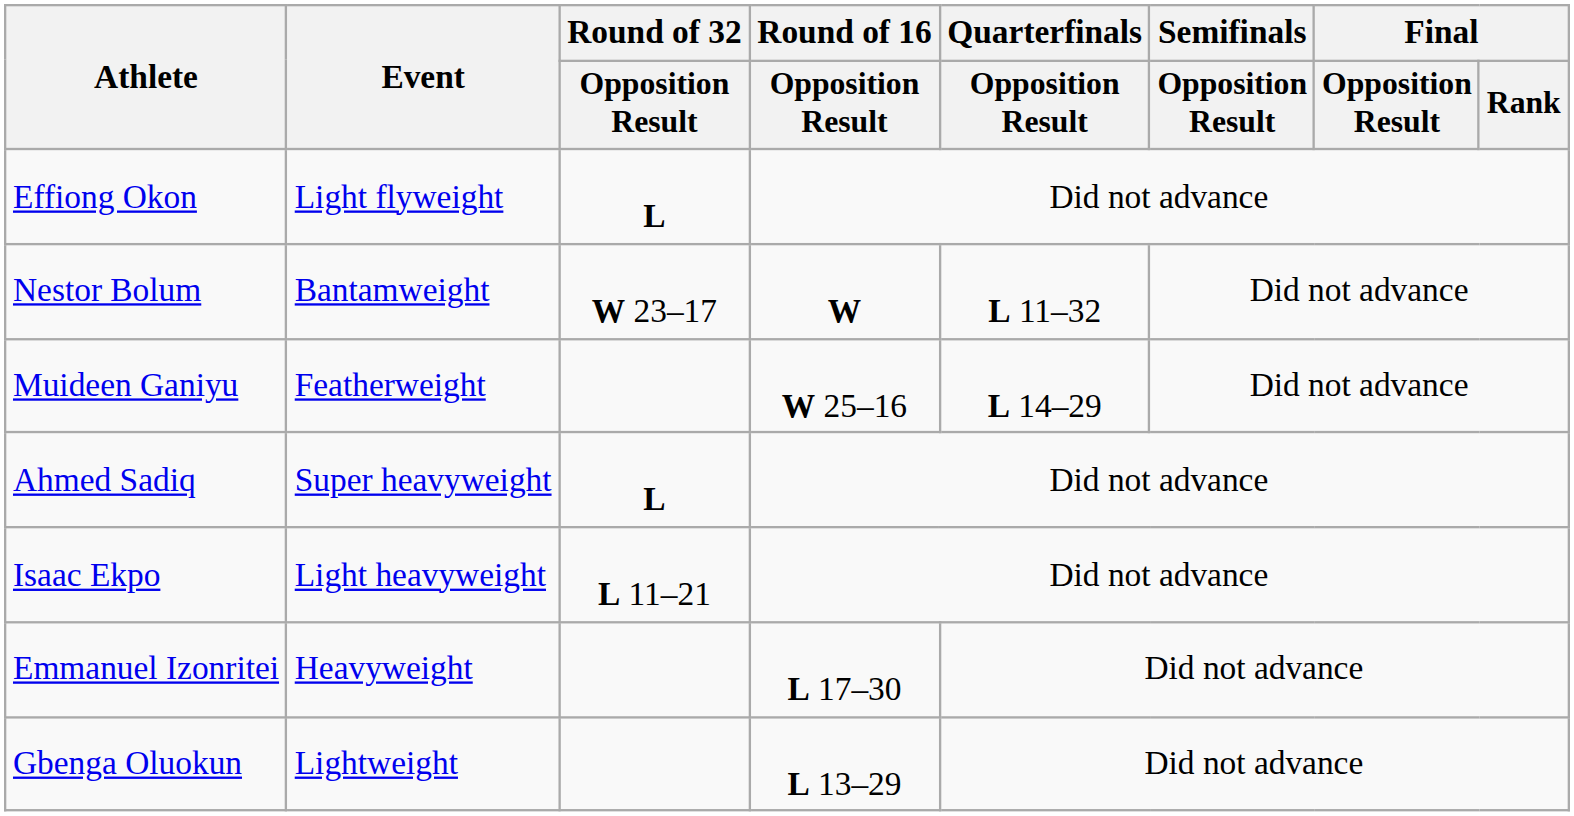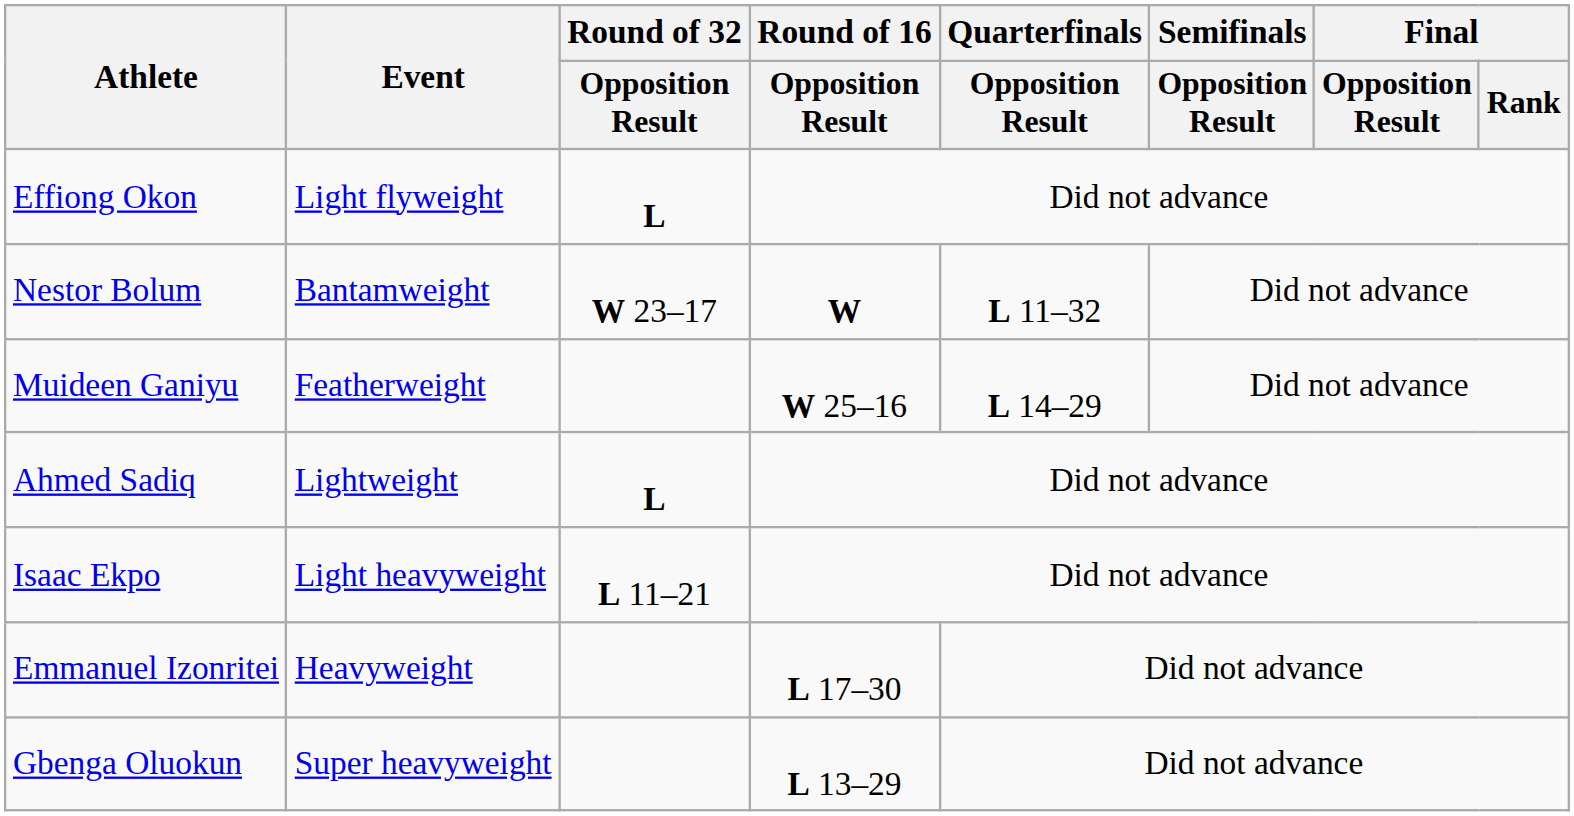(423, 480) Super heavyweight -> (376, 480) Lightweight
(376, 763) Lightweight -> (423, 763) Super heavyweight
